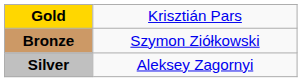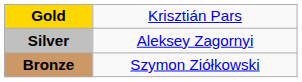rows swapped: (48, 64) <-> (48, 40)
